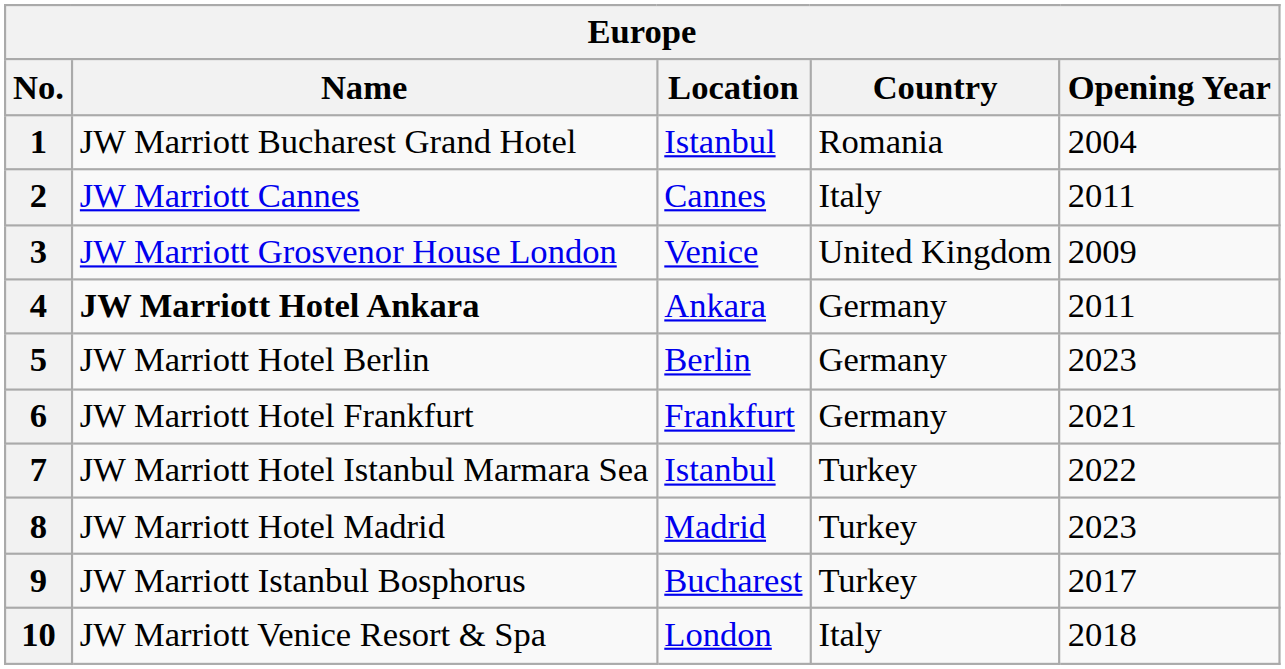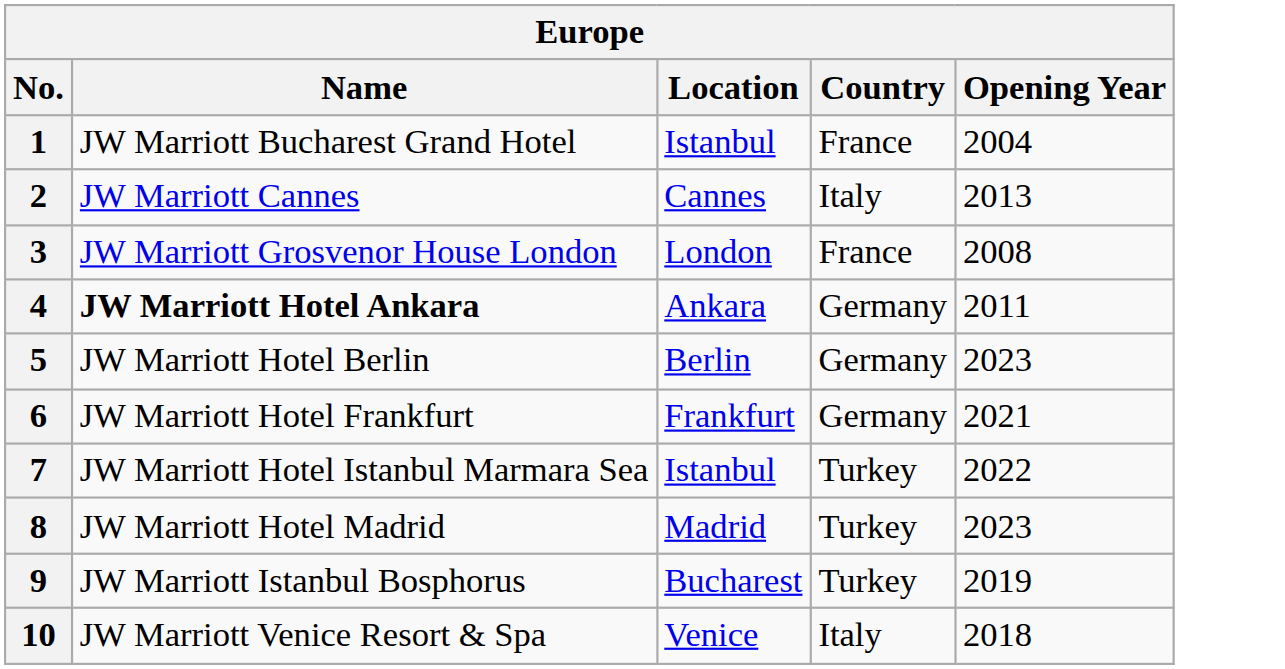(881, 141) Romania -> (865, 141) France
(1102, 196) 2011 -> (997, 196) 2013
(711, 251) Venice -> (718, 251) London
(935, 251) United Kingdom -> (865, 251) France
(1102, 251) 2009 -> (997, 251) 2008
(1102, 580) 2017 -> (997, 580) 2019
(718, 634) London -> (711, 634) Venice
